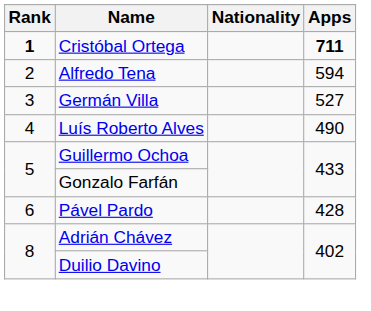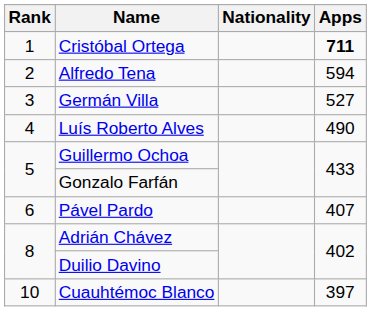(30, 45) bold -> (30, 45) normal
(330, 210) 428 -> (340, 210) 407
+ row: (137, 292)
